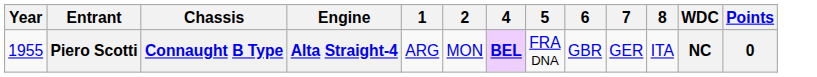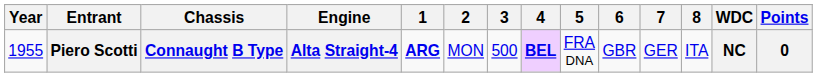+ column: (504, 17)
(422, 51) normal -> (423, 51) bold
